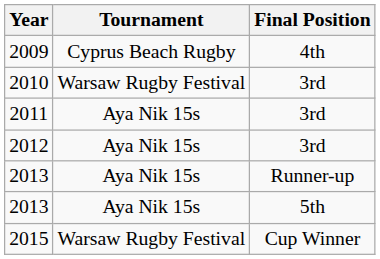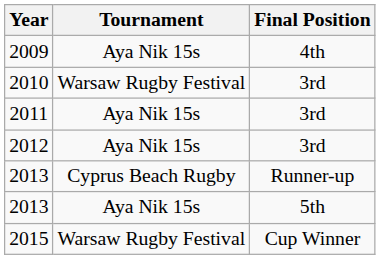(151, 51) Cyprus Beach Rugby -> (151, 51) Aya Nik 15s
(151, 176) Aya Nik 15s -> (151, 176) Cyprus Beach Rugby
